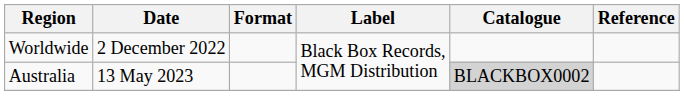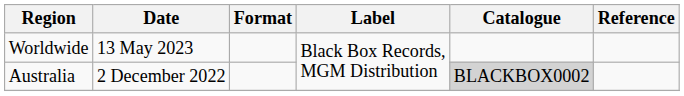(161, 47) 2 December 2022 -> (145, 47) 13 May 2023
(145, 76) 13 May 2023 -> (161, 76) 2 December 2022
